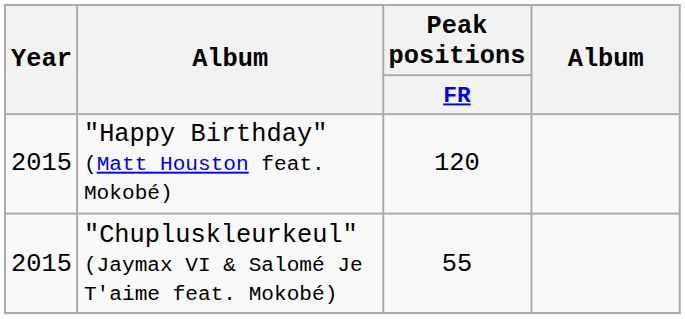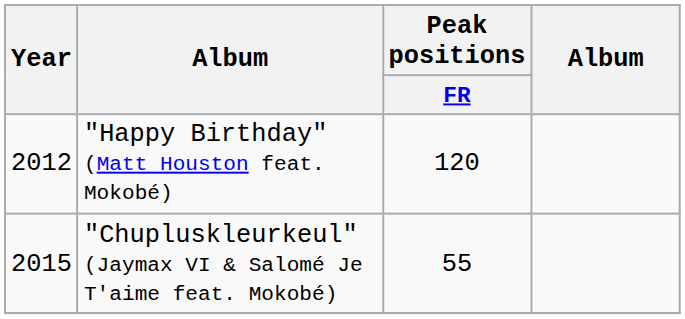(41, 164) 2015 -> (41, 164) 2012
